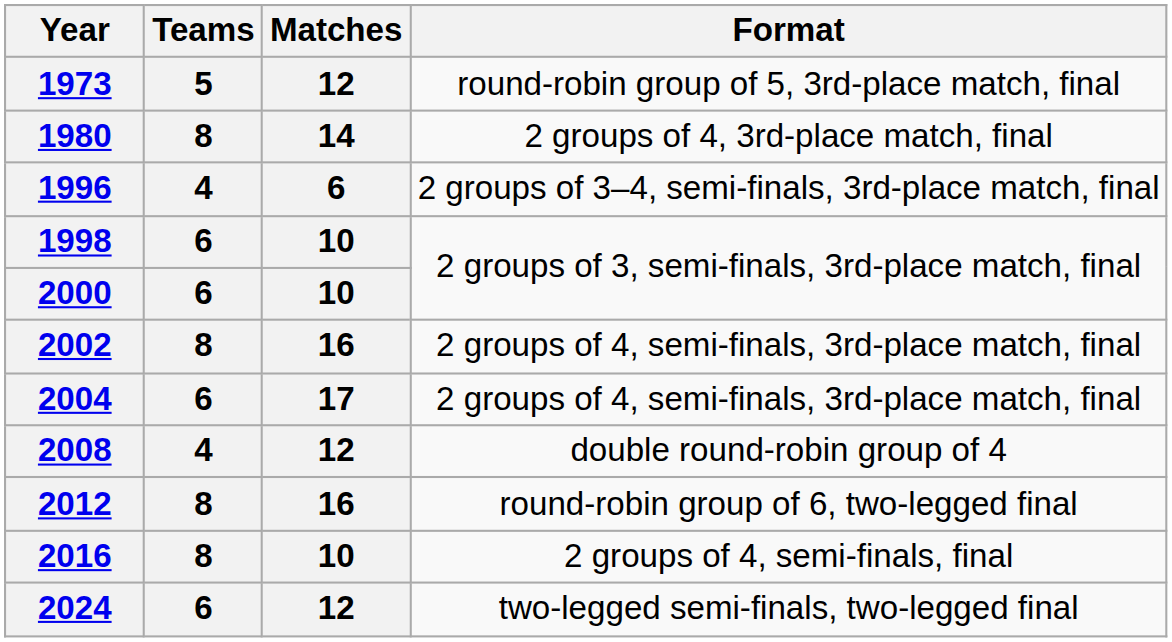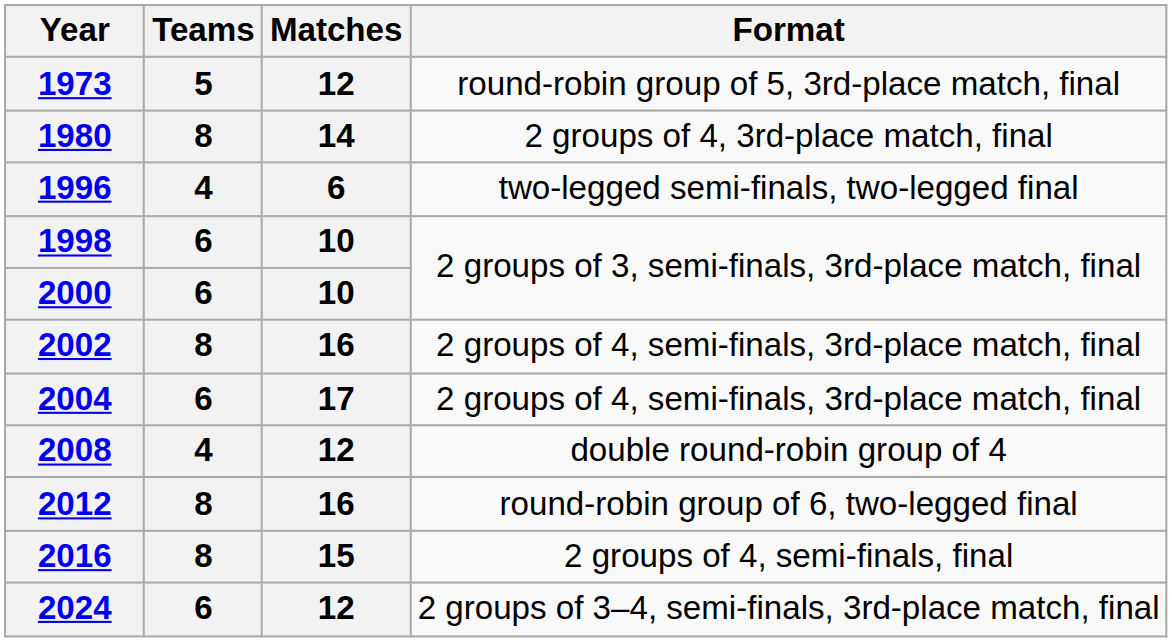(789, 188) 2 groups of 3–4, semi-finals, 3rd-place match, final -> (789, 188) two-legged semi-finals, two-legged final
(336, 556) 10 -> (336, 556) 15
(789, 608) two-legged semi-finals, two-legged final -> (789, 608) 2 groups of 3–4, semi-finals, 3rd-place match, final
